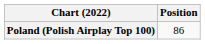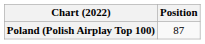(179, 30) 86 -> (179, 30) 87
